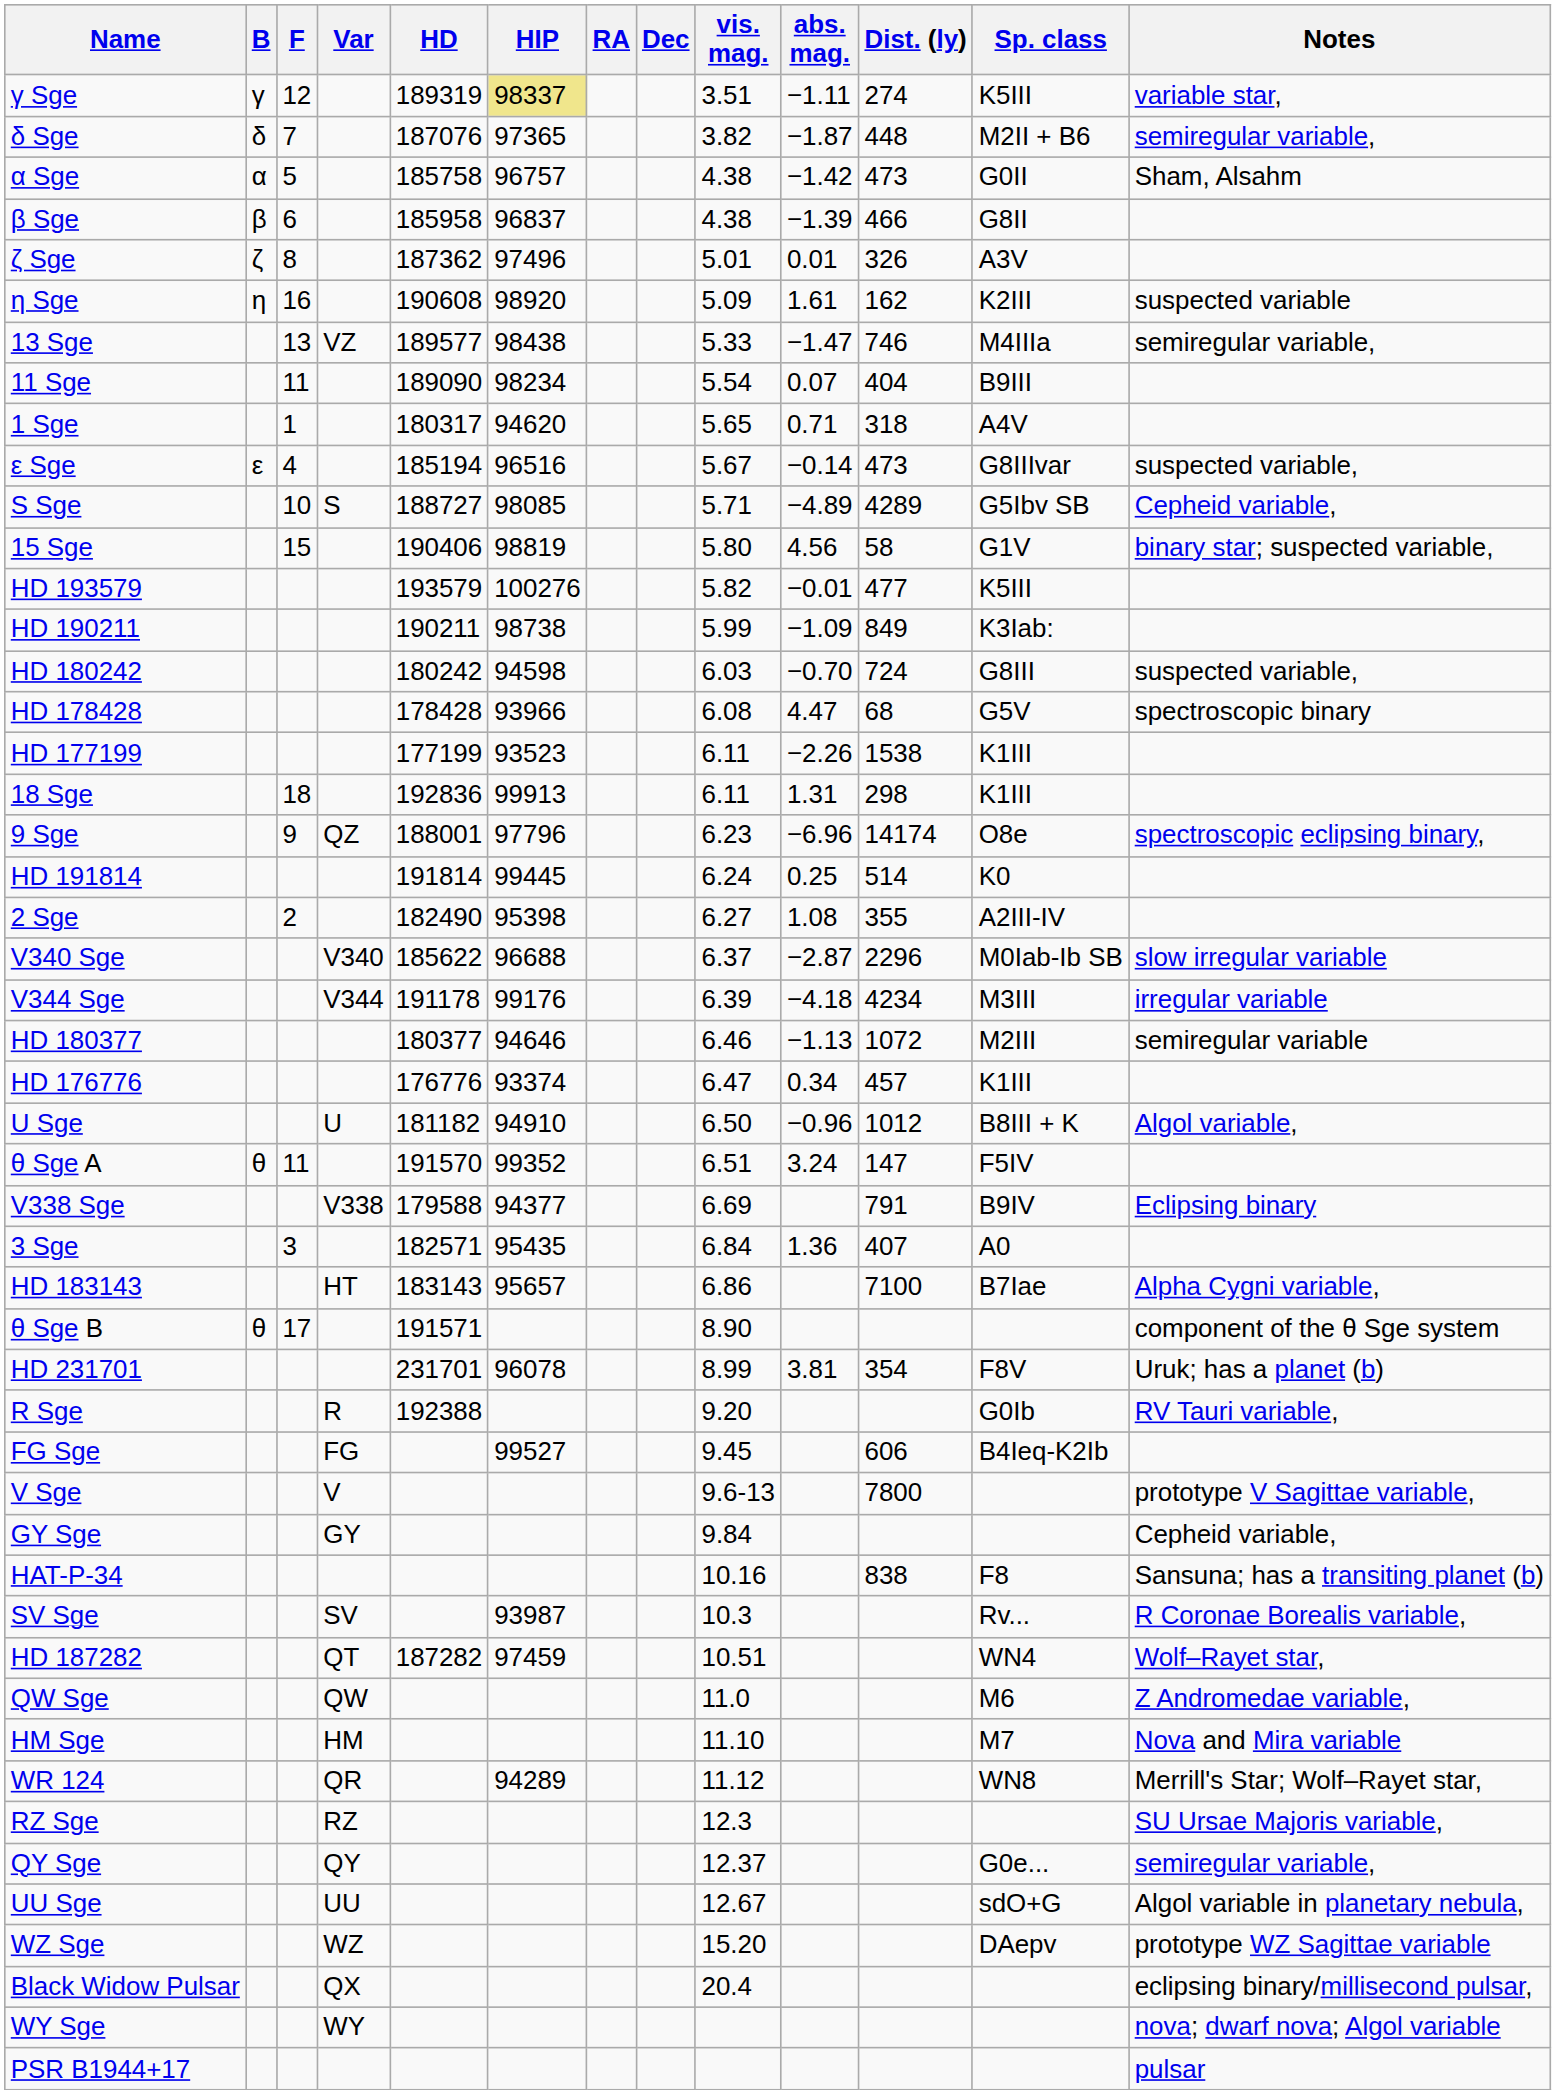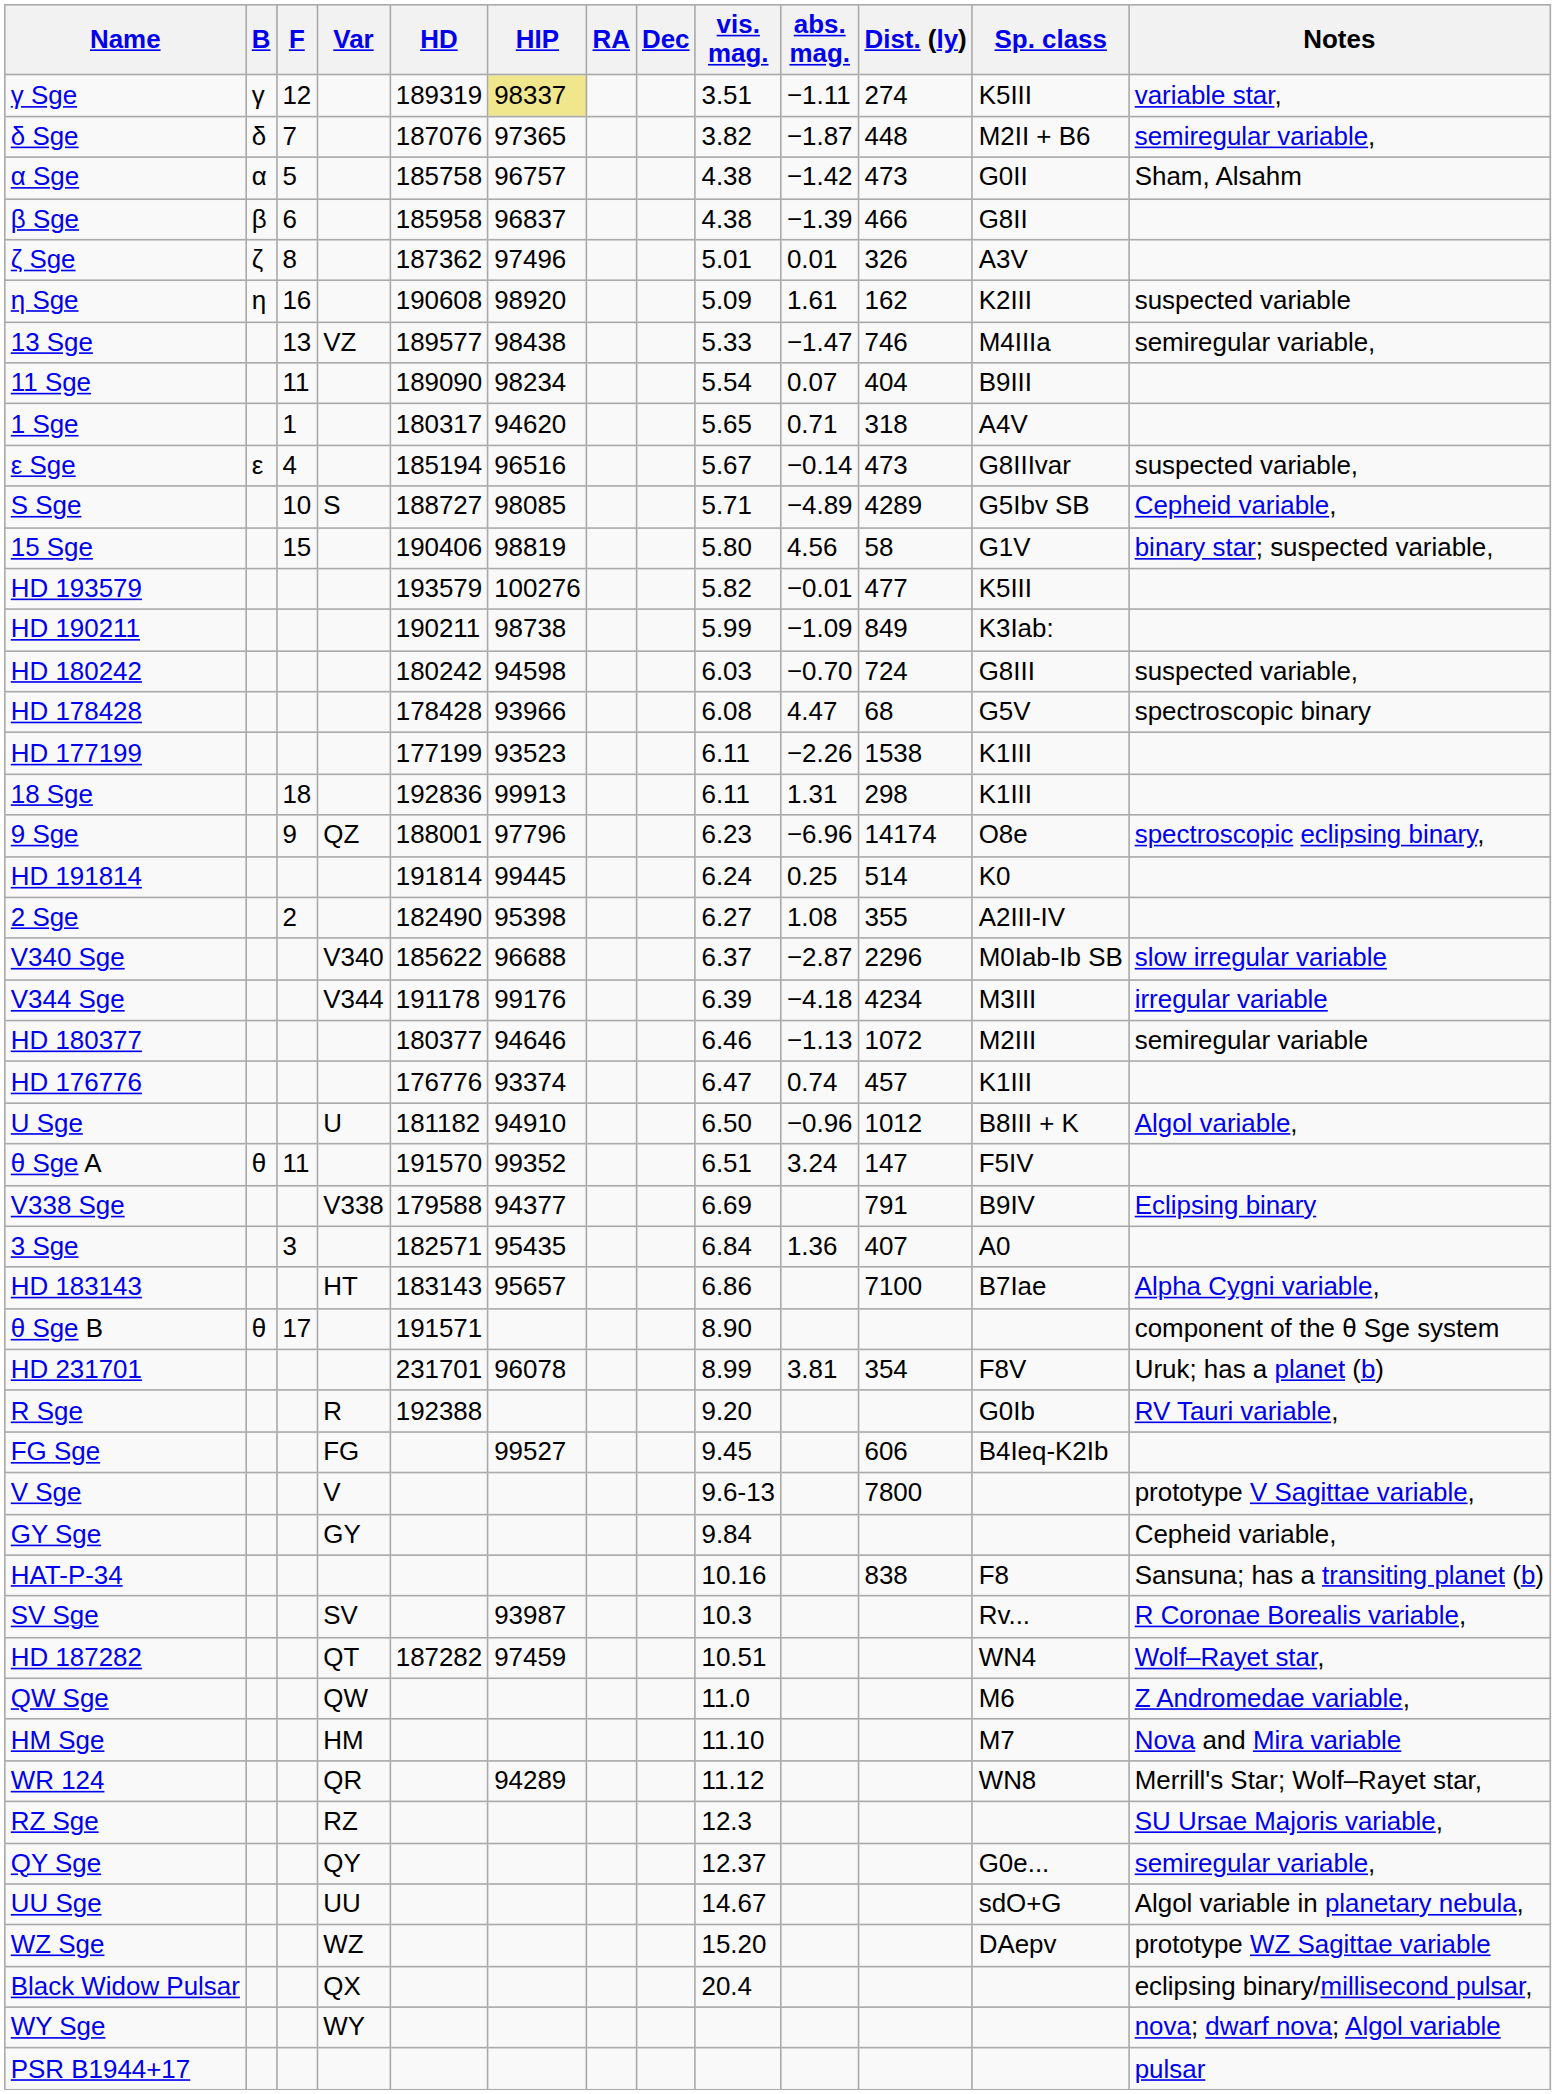(812, 1081) 0.34 -> (812, 1081) 0.74
(734, 1904) 12.67 -> (734, 1904) 14.67
